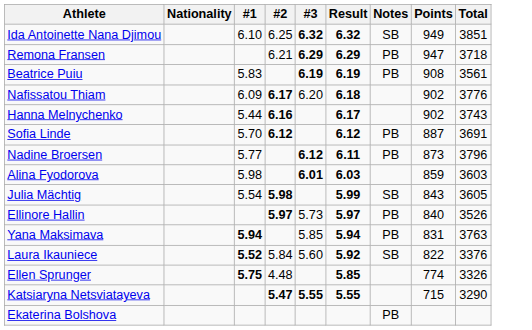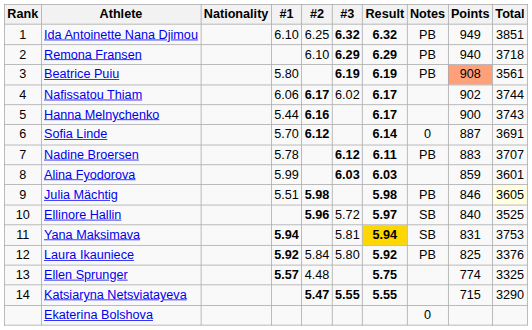+ column: (23, 14)
(391, 34) SB -> (428, 34) PB
(280, 54) 6.21 -> (317, 54) 6.10
(433, 54) 947 -> (470, 54) 940
(250, 74) 5.83 -> (287, 74) 5.80
(433, 74) no background -> (470, 74) lightsalmon background
(250, 94) 6.09 -> (287, 94) 6.06
(311, 94) 6.20 -> (347, 94) 6.02
(348, 94) 6.18 -> (385, 94) 6.17
(473, 94) 3776 -> (510, 94) 3744
(433, 114) 902 -> (470, 114) 900
(348, 134) 6.12 -> (385, 134) 6.14
(391, 134) PB -> (428, 134) 0
(250, 154) 5.77 -> (287, 154) 5.78
(433, 154) 873 -> (470, 154) 883
(473, 154) 3796 -> (510, 154) 3707
(250, 174) 5.98 -> (287, 174) 5.99
(311, 174) 6.01 -> (347, 174) 6.03
(473, 174) 3603 -> (510, 174) 3601
(250, 194) 5.54 -> (287, 194) 5.51
(348, 194) 5.99 -> (385, 194) 5.98
(391, 194) SB -> (428, 194) PB
(433, 194) 843 -> (470, 194) 846
(473, 194) no background -> (510, 194) lightyellow background
(280, 214) 5.97 -> (317, 214) 5.96
(311, 214) 5.73 -> (347, 214) 5.72
(391, 214) PB -> (428, 214) SB
(473, 214) 3526 -> (510, 214) 3525
(311, 235) 5.85 -> (347, 235) 5.81
(348, 235) no background -> (385, 235) gold background
(391, 235) PB -> (428, 235) SB
(473, 235) 3763 -> (510, 235) 3753
(250, 255) 5.52 -> (287, 255) 5.92
(311, 255) 5.60 -> (347, 255) 5.80
(391, 255) SB -> (428, 255) PB
(433, 255) 822 -> (470, 255) 825
(250, 275) 5.75 -> (287, 275) 5.57
(348, 275) 5.85 -> (385, 275) 5.75
(473, 275) 3326 -> (510, 275) 3325
(391, 315) PB -> (428, 315) 0
